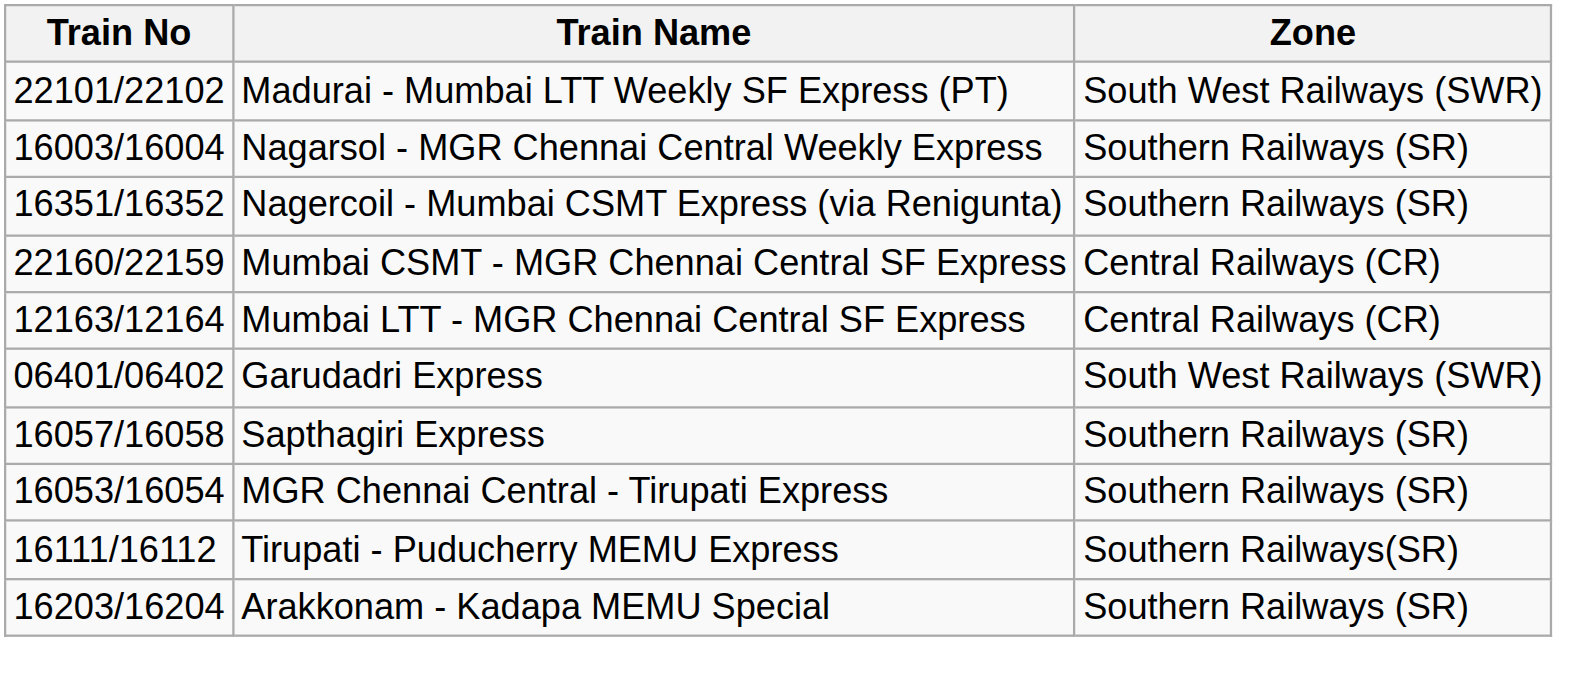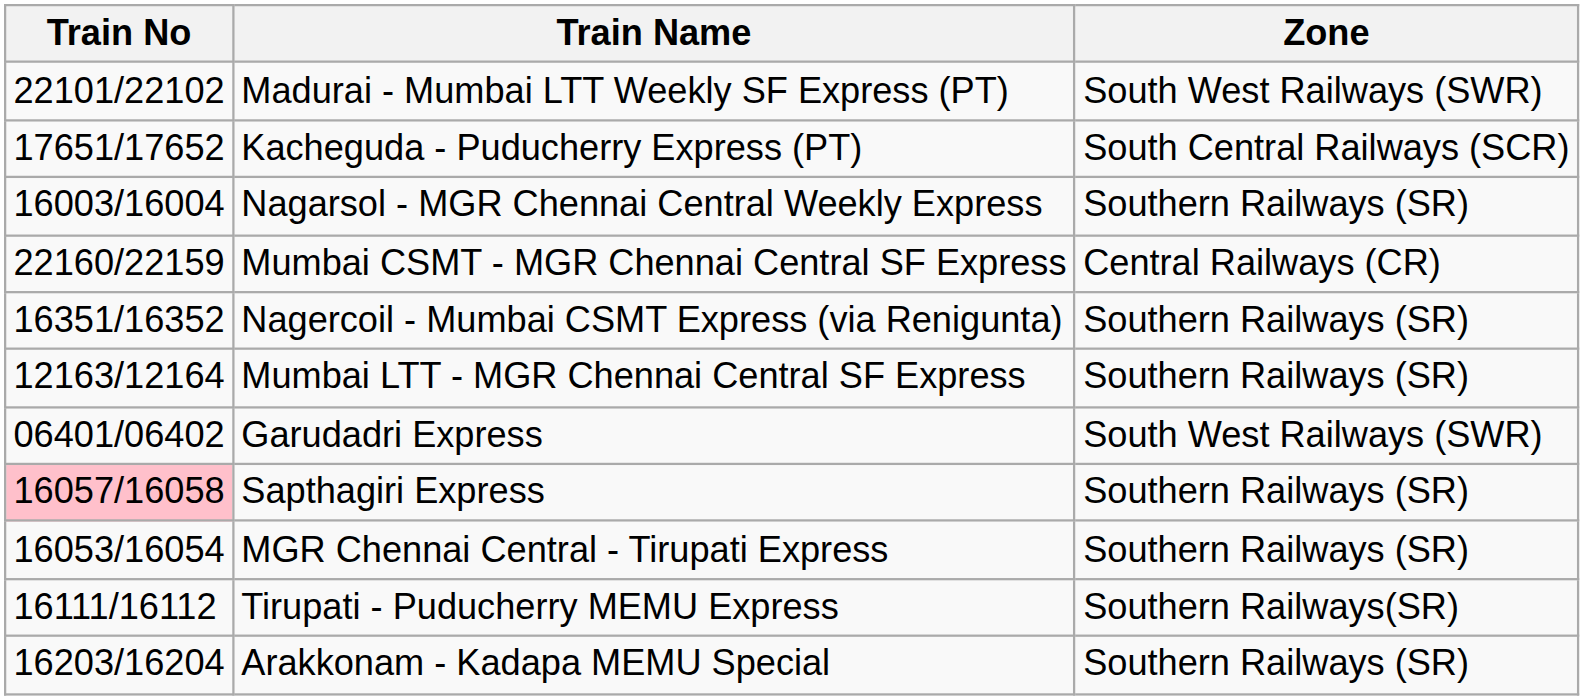+ row: (552, 147)
rows swapped: (652, 205) <-> (654, 262)
(1262, 319) Central Railways (CR) -> (1276, 377) Southern Railways (SR)
(119, 434) no background -> (119, 491) pink background
